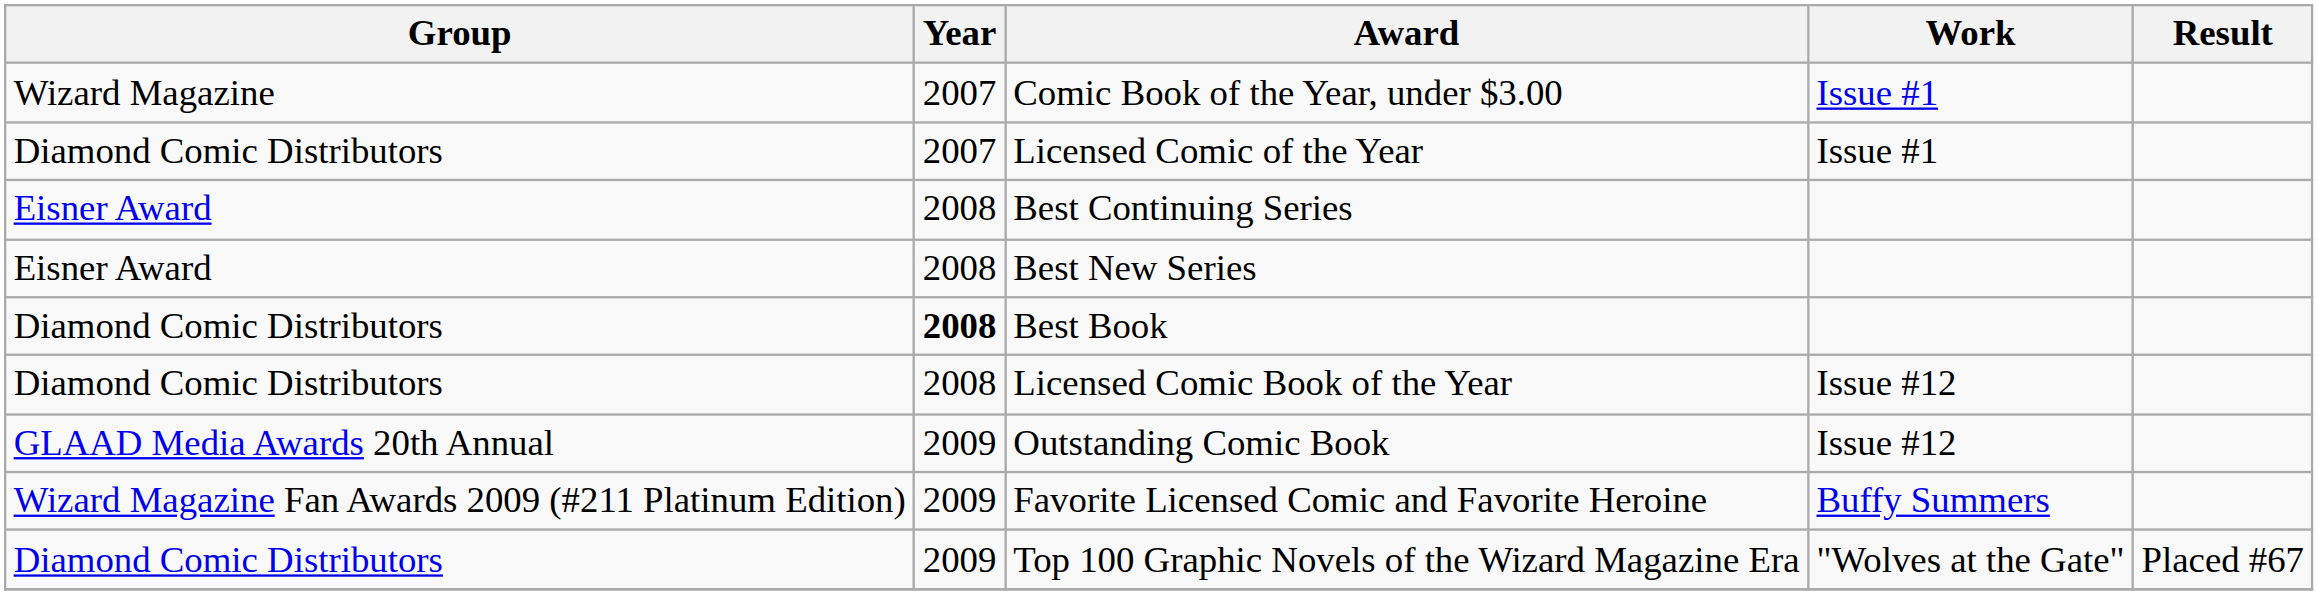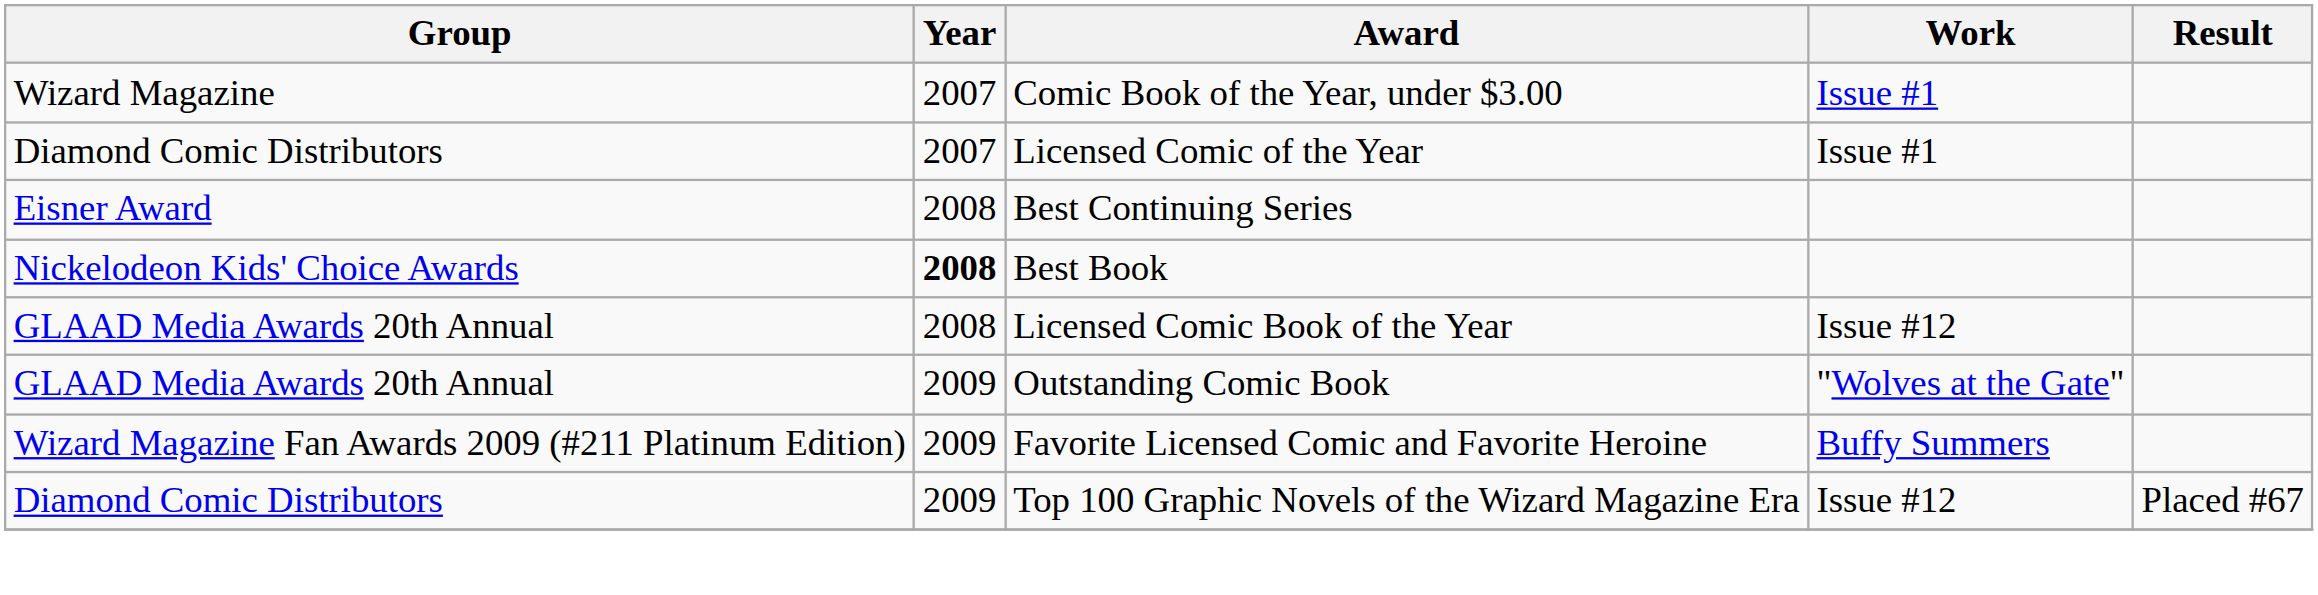- row: (1135, 267)
(228, 325) Diamond Comic Distributors -> (266, 267) Nickelodeon Kids' Choice Awards
(228, 383) Diamond Comic Distributors -> (284, 325) GLAAD Media Awards 20th Annual
(1886, 442) Issue #12 -> (1971, 383) "Wolves at the Gate"
(1971, 558) "Wolves at the Gate" -> (1886, 500) Issue #12
